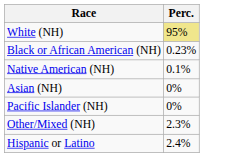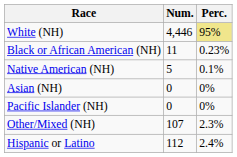+ column: (180, 13)
